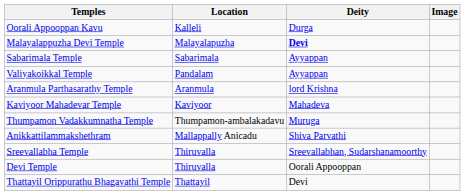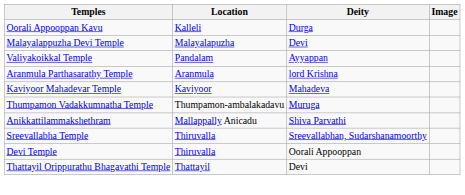(298, 43) bold -> (298, 43) normal
- row: (44, 58)
